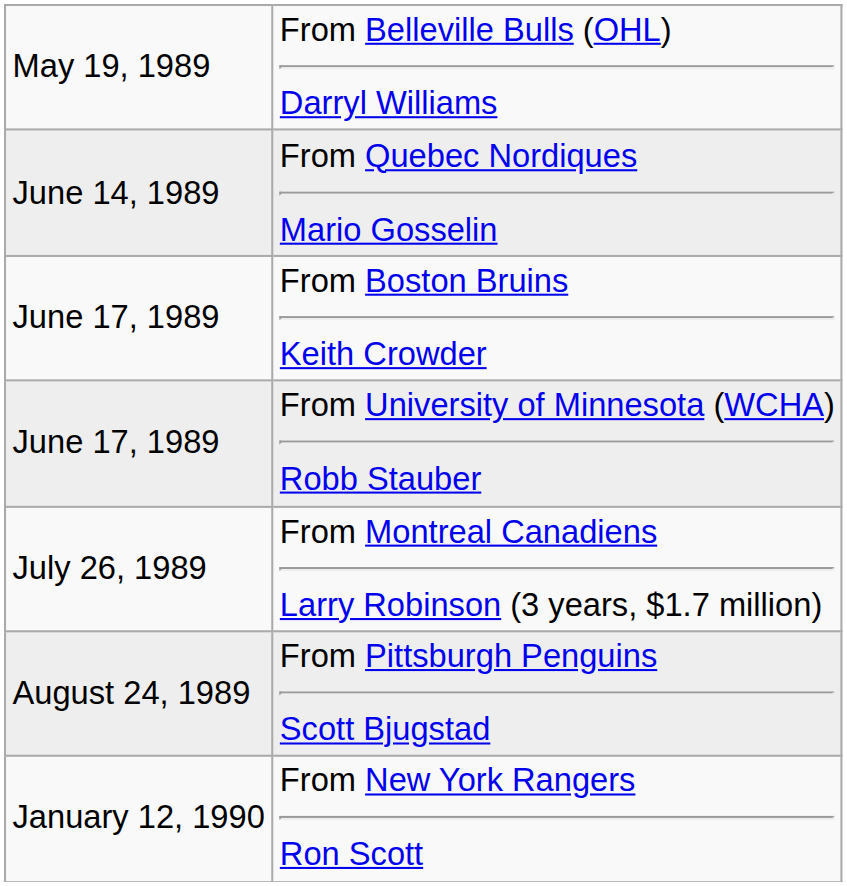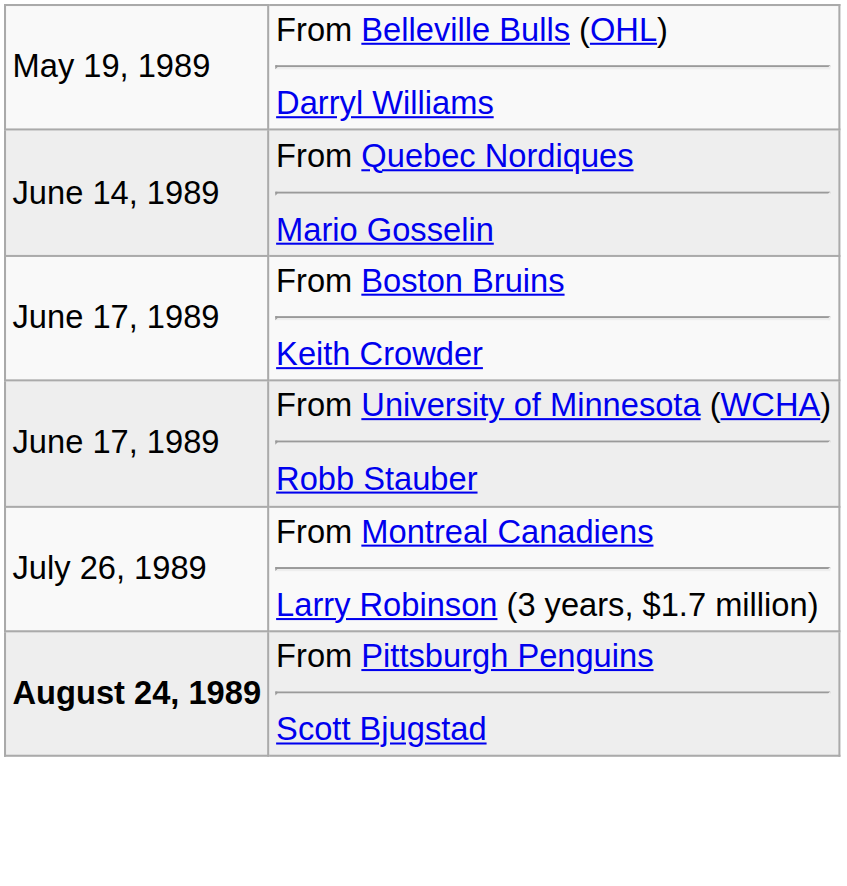(131, 693) normal -> (137, 693) bold
- row: (557, 818)
